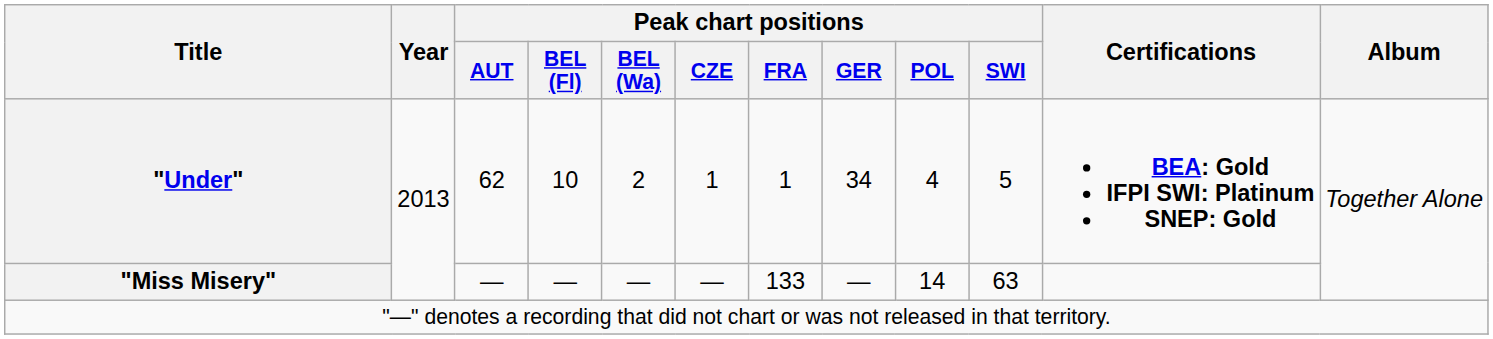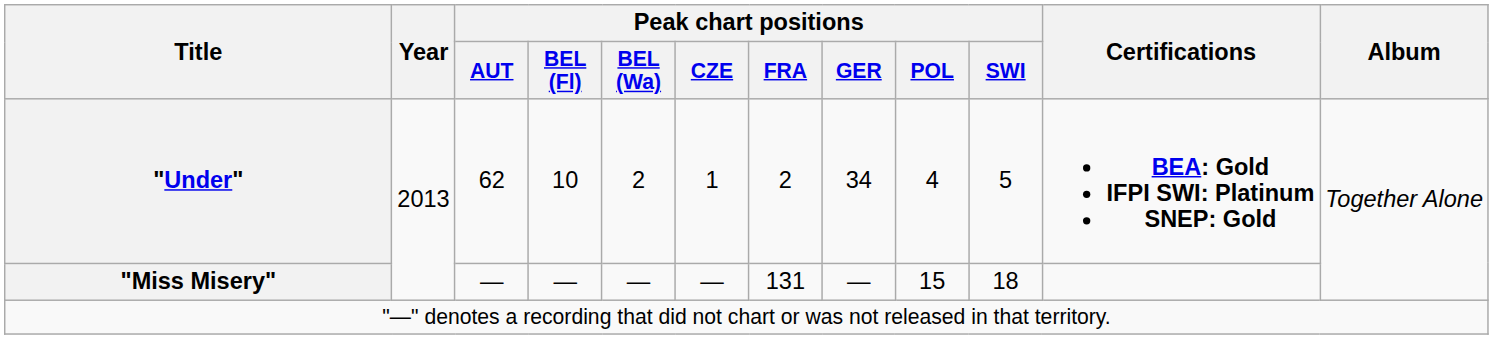(785, 180) 1 -> (785, 180) 2
(785, 281) 133 -> (785, 281) 131
(932, 281) 14 -> (932, 281) 15
(1006, 281) 63 -> (1006, 281) 18
